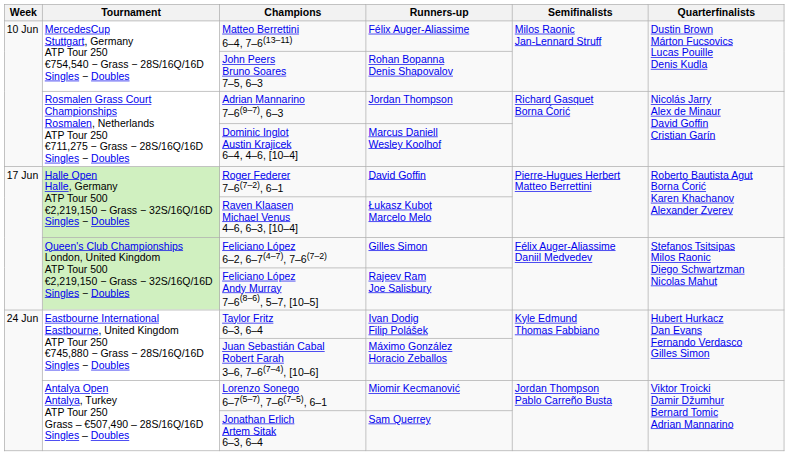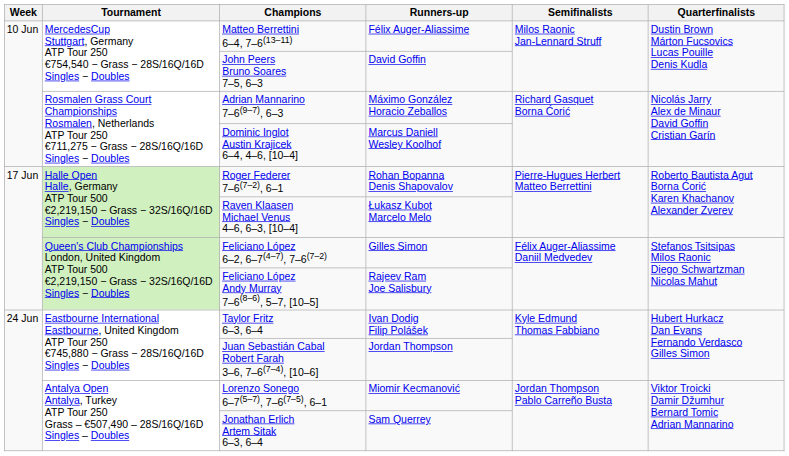(411, 66) Rohan Bopanna Denis Shapovalov -> (397, 60) David Goffin
(411, 100) Jordan Thompson -> (410, 106) Máximo González Horacio Zeballos
(397, 175) David Goffin -> (411, 181) Rohan Bopanna Denis Shapovalov
(410, 353) Máximo González Horacio Zeballos -> (411, 347) Jordan Thompson
